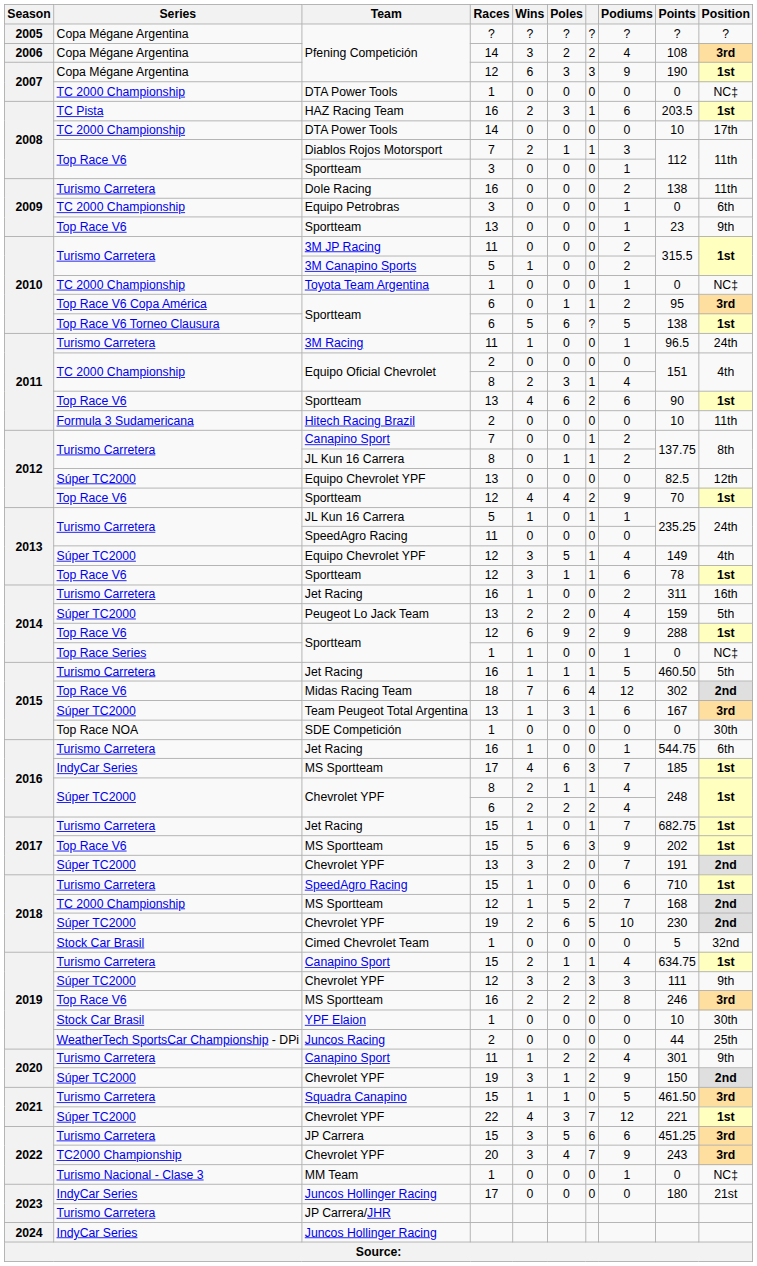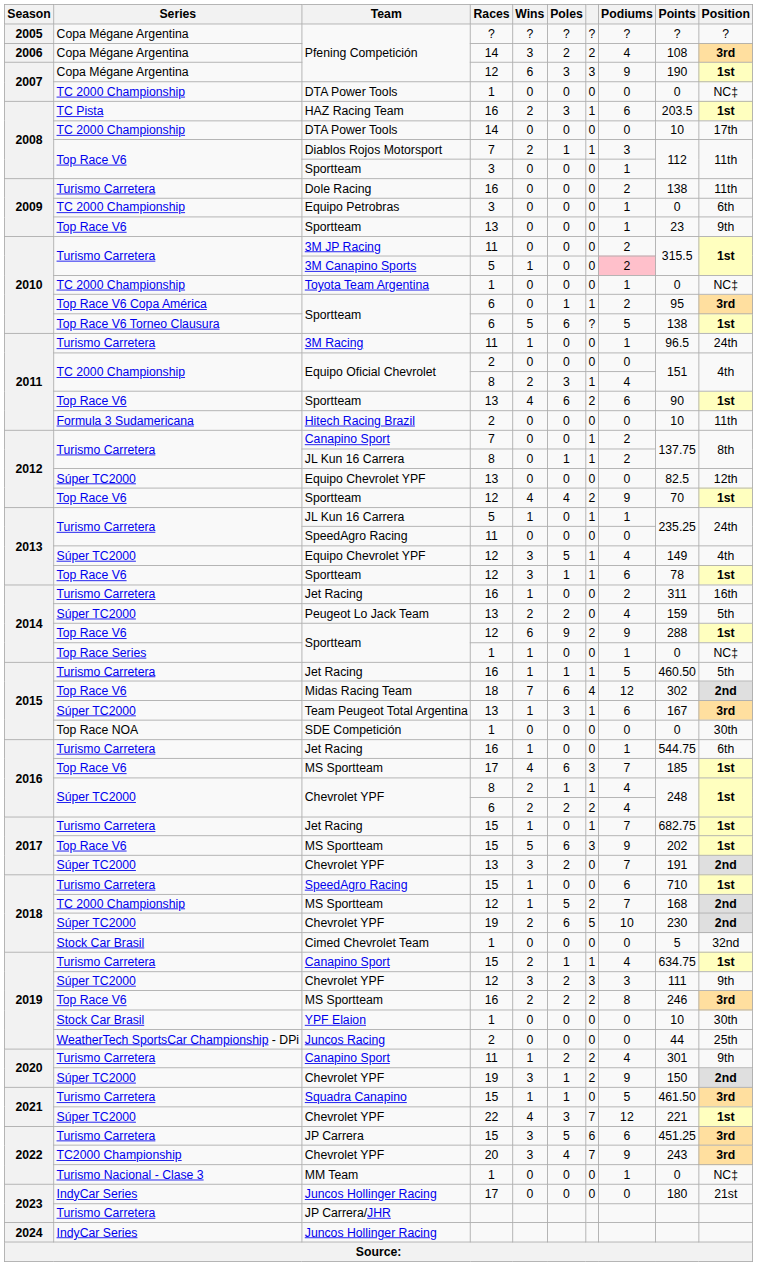(627, 266) no background -> (627, 266) pink background
(97, 769) IndyCar Series -> (92, 769) Top Race V6
